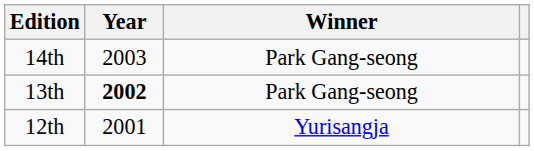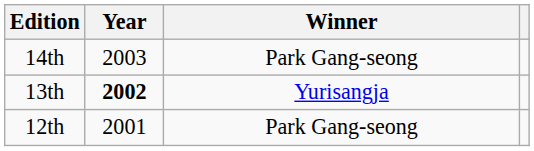(342, 92) Park Gang-seong -> (342, 92) Yurisangja
(342, 127) Yurisangja -> (342, 127) Park Gang-seong
